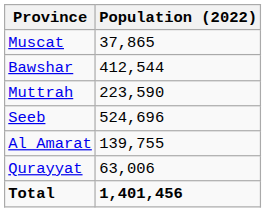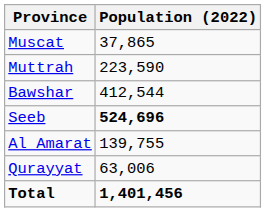rows swapped: (41, 93) <-> (41, 68)
(132, 118) normal -> (132, 118) bold
